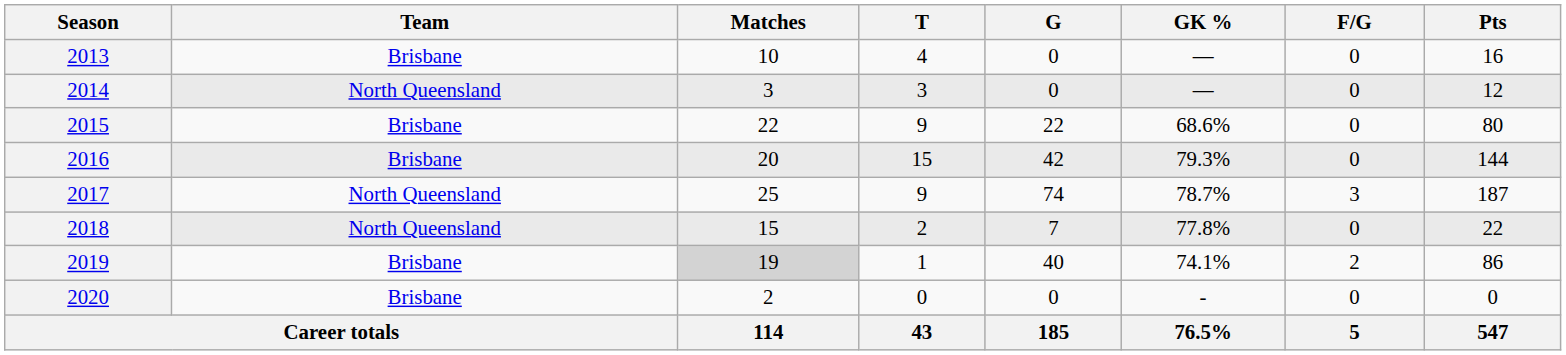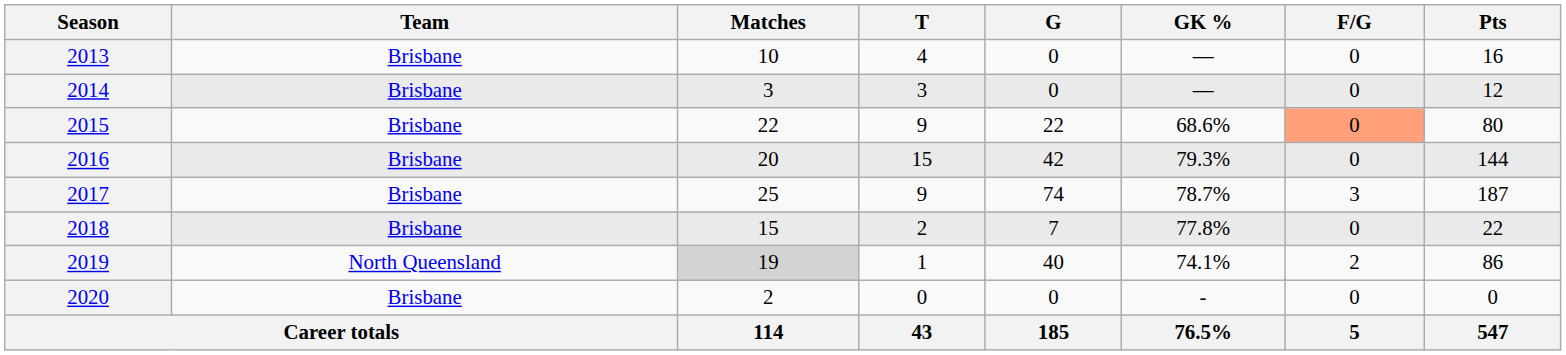(425, 90) North Queensland -> (425, 90) Brisbane
(1354, 125) no background -> (1354, 125) lightsalmon background
(425, 194) North Queensland -> (425, 194) Brisbane
(425, 228) North Queensland -> (425, 228) Brisbane
(425, 263) Brisbane -> (425, 263) North Queensland
